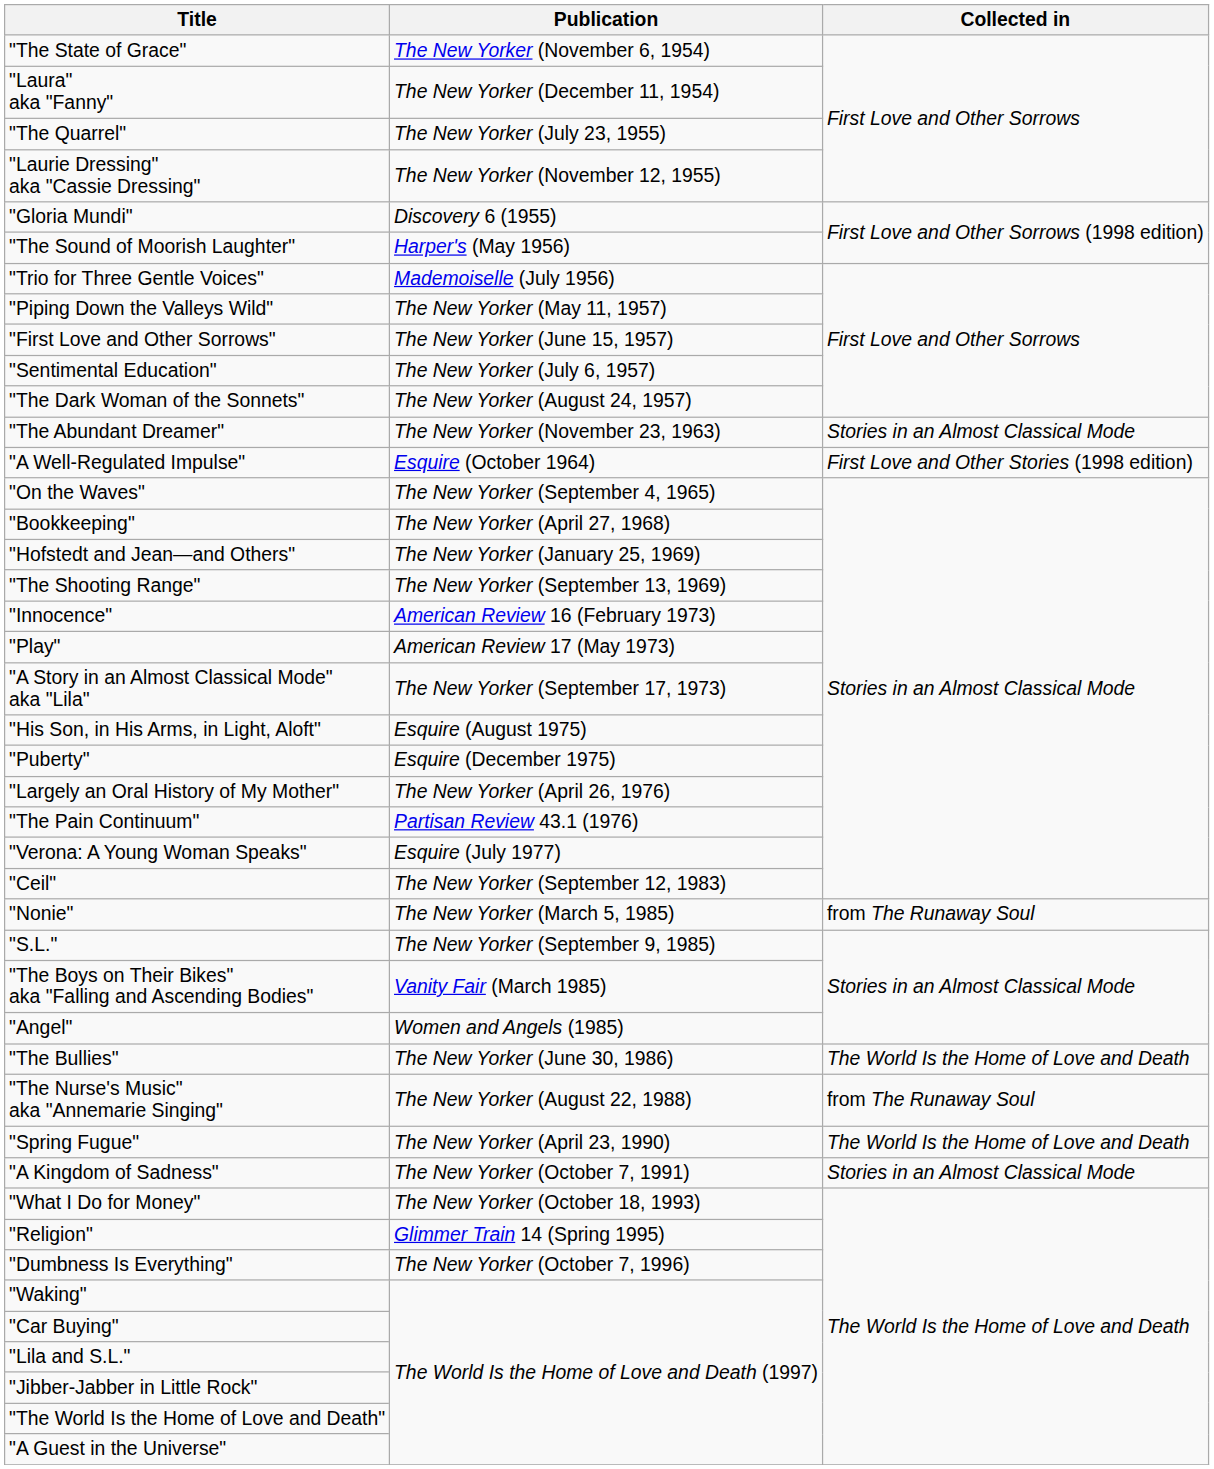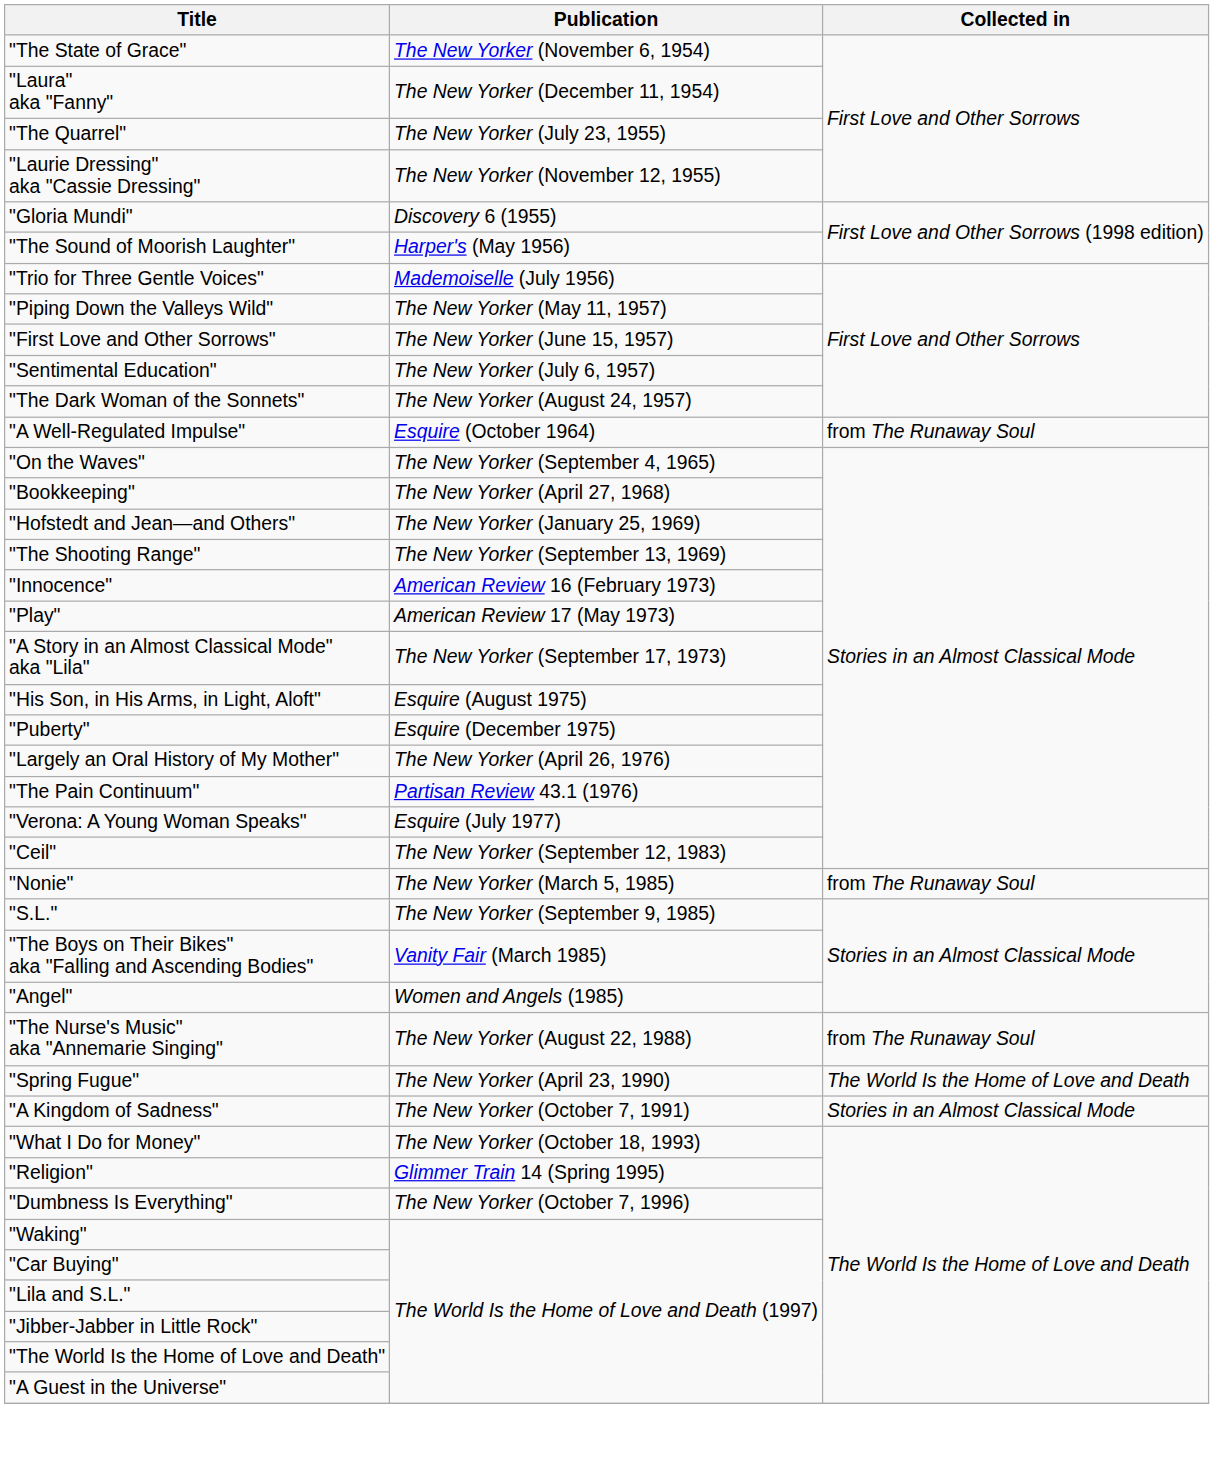- row: (117, 431)
(1010, 462) First Love and Other Stories (1998 edition) -> (931, 431) from The Runaway Soul
- row: (64, 1058)
